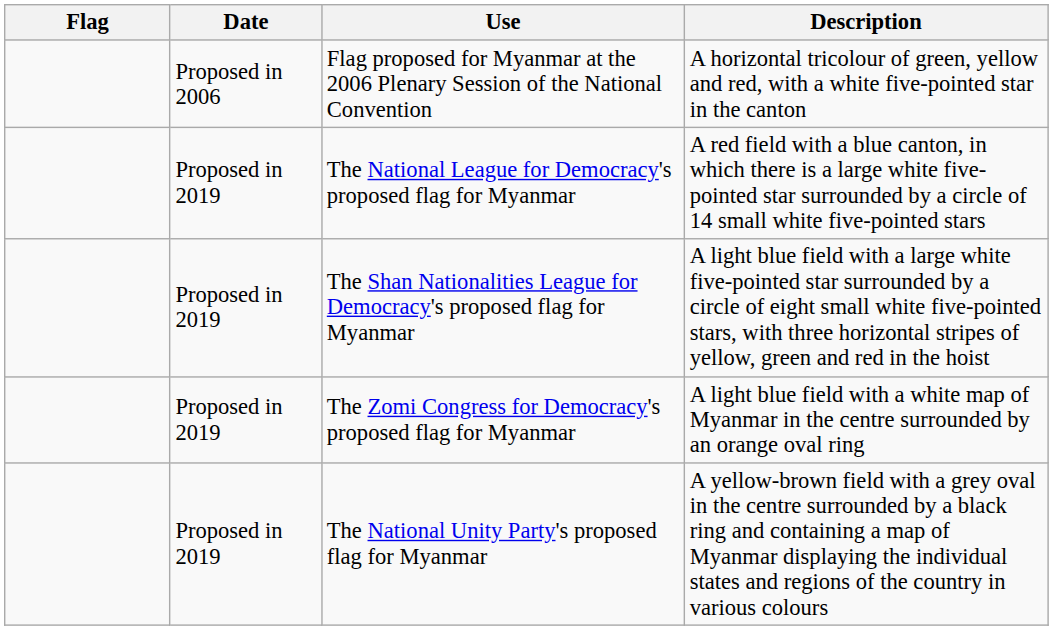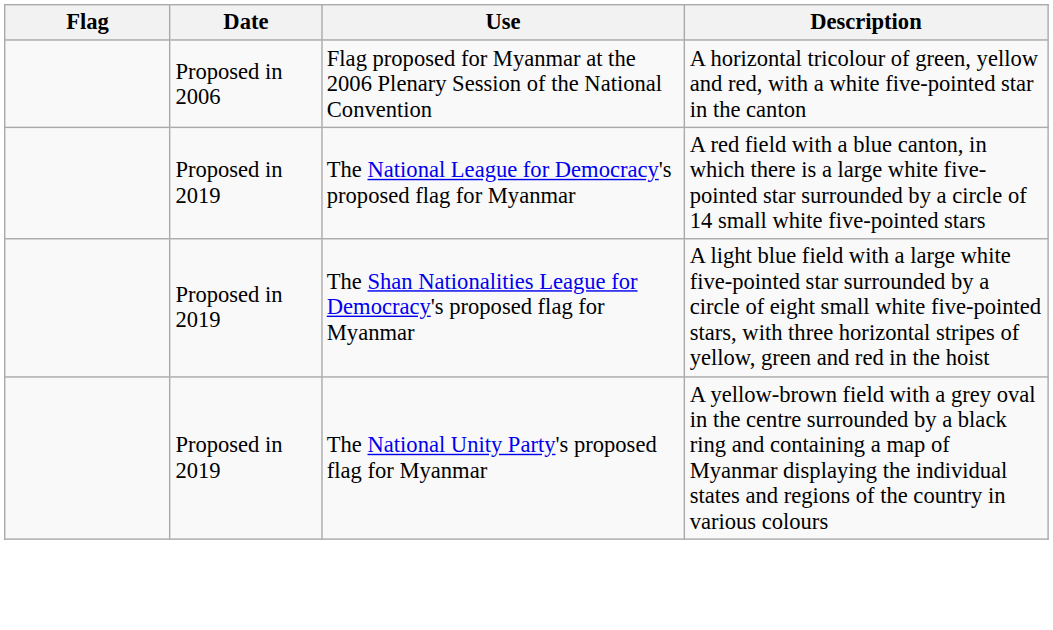- row: (494, 419)
